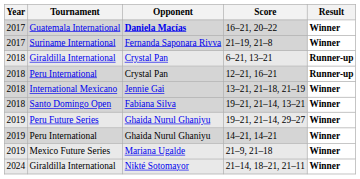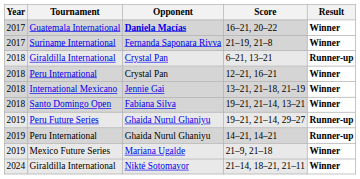(331, 74) Runner-up -> (325, 74) Winner
(325, 120) Winner -> (331, 120) Runner-up
(325, 136) Winner -> (331, 136) Runner-up
